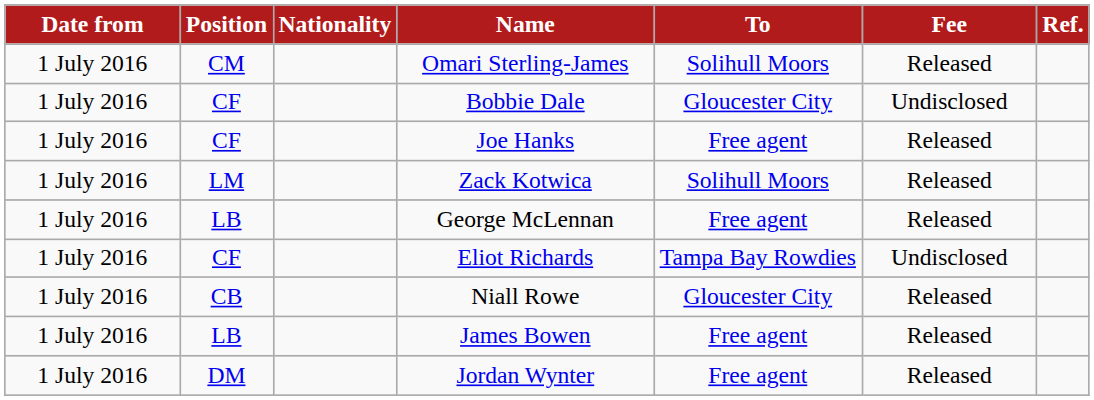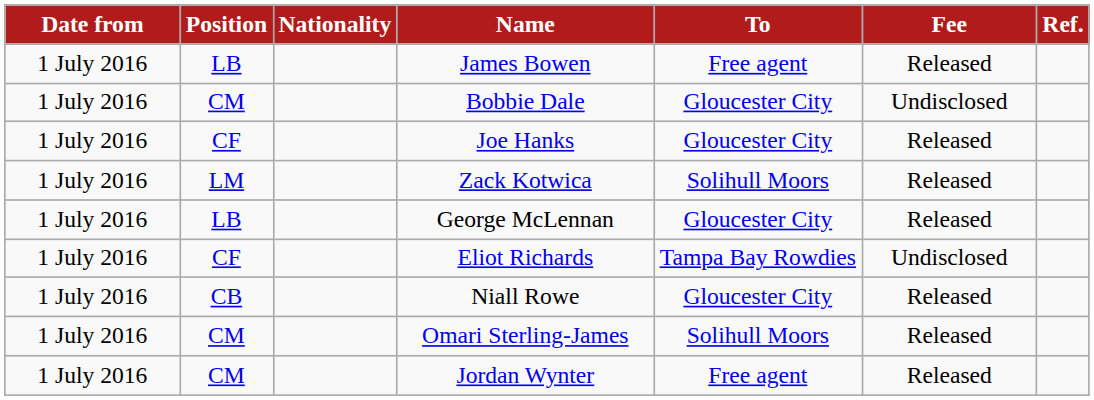rows swapped: (525, 335) <-> (525, 63)
(226, 102) CF -> (226, 102) CM
(758, 141) Free agent -> (758, 141) Gloucester City
(758, 219) Free agent -> (758, 219) Gloucester City
(226, 374) DM -> (226, 374) CM
